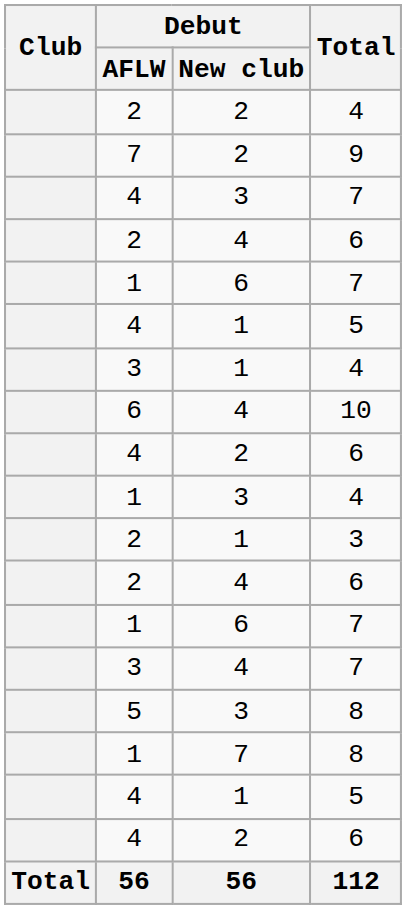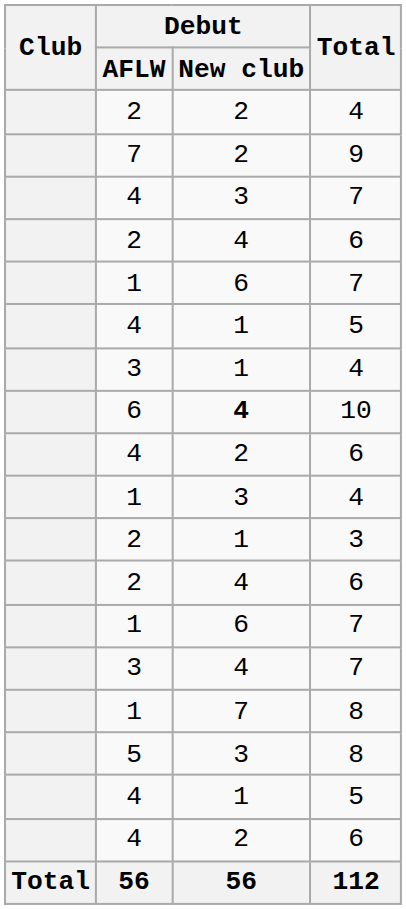(241, 412) normal -> (241, 412) bold
rows swapped: (134, 754) <-> (134, 711)
